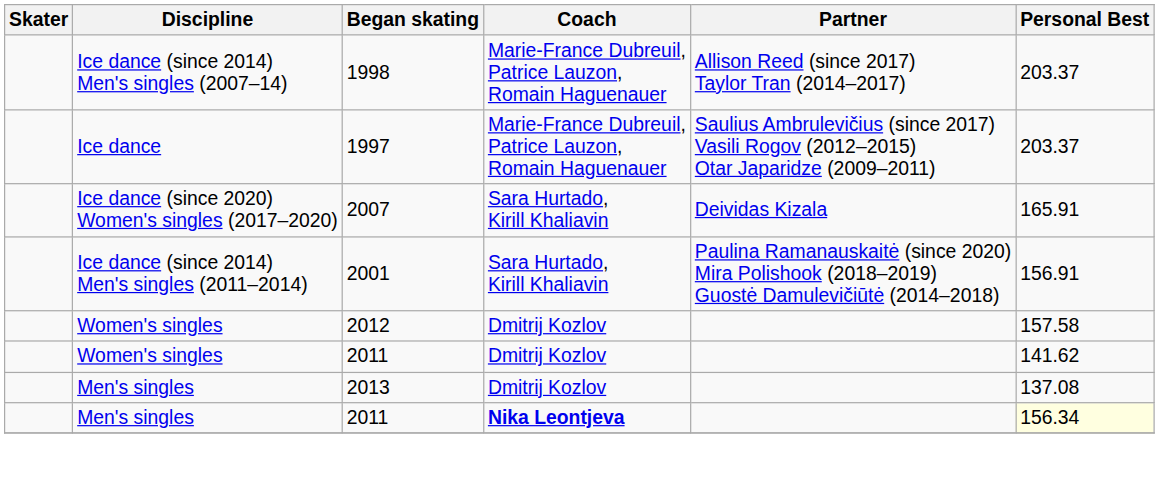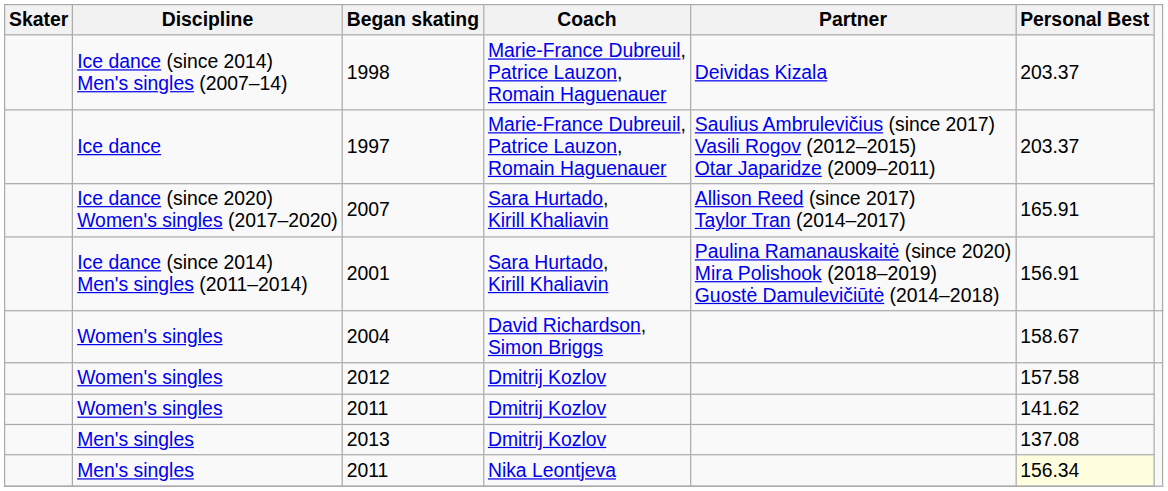(805, 72) Allison Reed (since 2017) Taylor Tran (2014–2017) -> (761, 72) Deividas Kizala
(761, 209) Deividas Kizala -> (805, 209) Allison Reed (since 2017) Taylor Tran (2014–2017)
+ row: (150, 336)
(556, 417) bold -> (552, 470) normal
